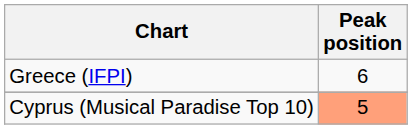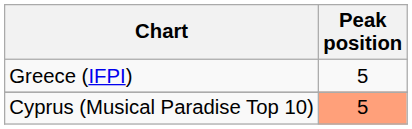(363, 75) 6 -> (363, 75) 5
